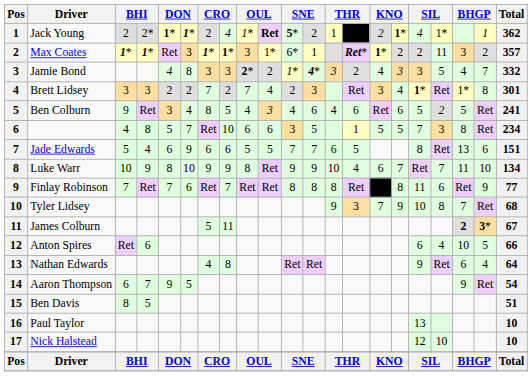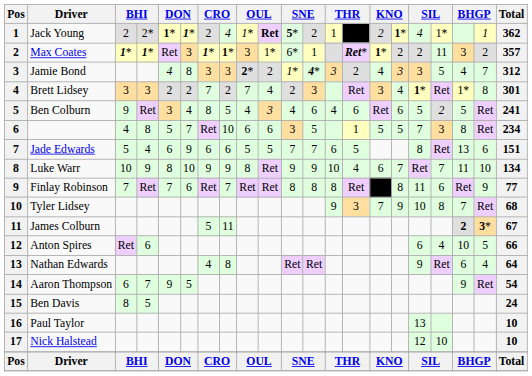(512, 71) 332 -> (512, 71) 312
(512, 303) 51 -> (512, 303) 24
